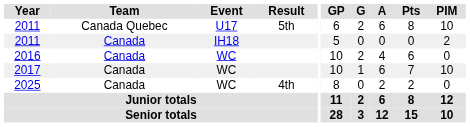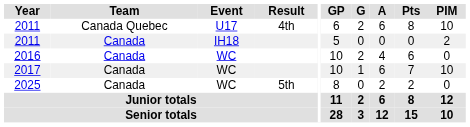(286, 26) 5th -> (286, 26) 4th
(286, 85) 4th -> (286, 85) 5th
